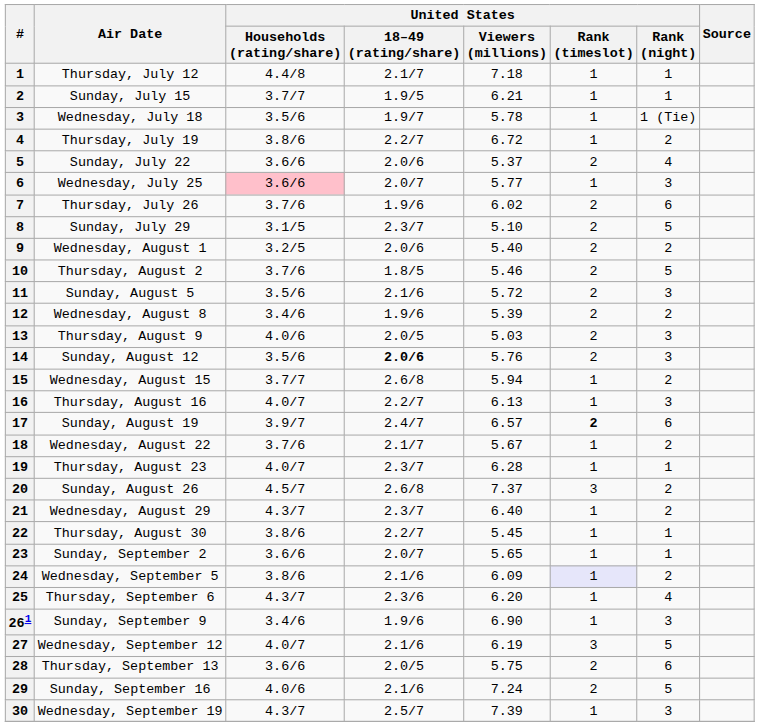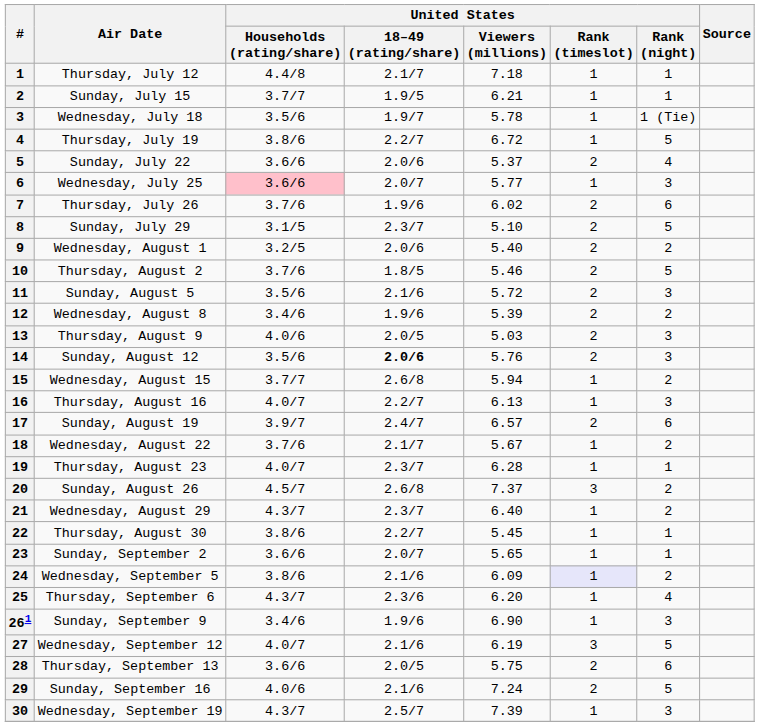(668, 140) 2 -> (668, 140) 5
(594, 424) bold -> (594, 424) normal
